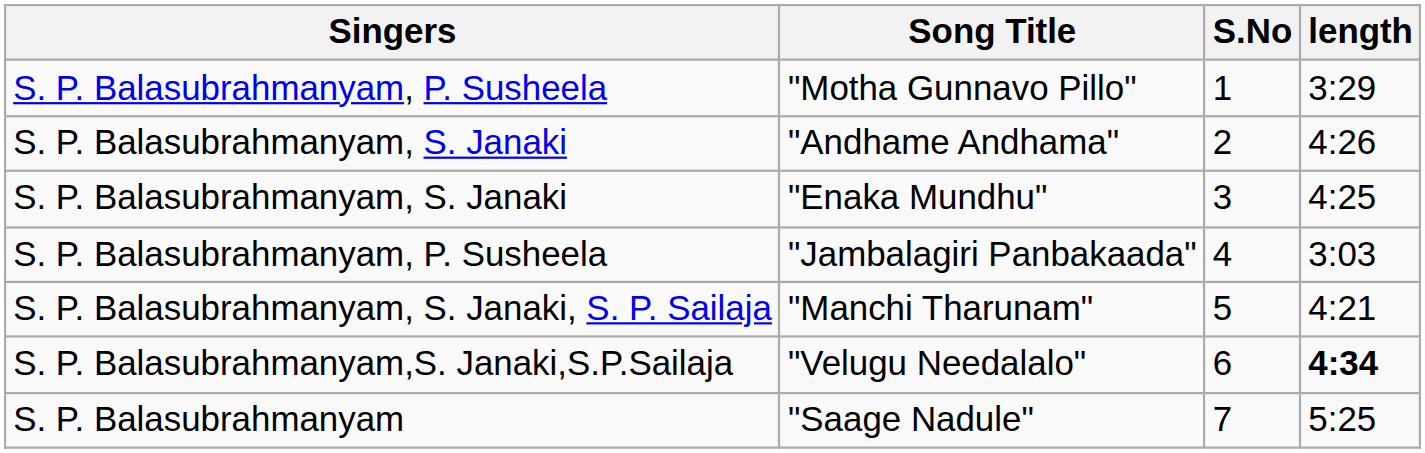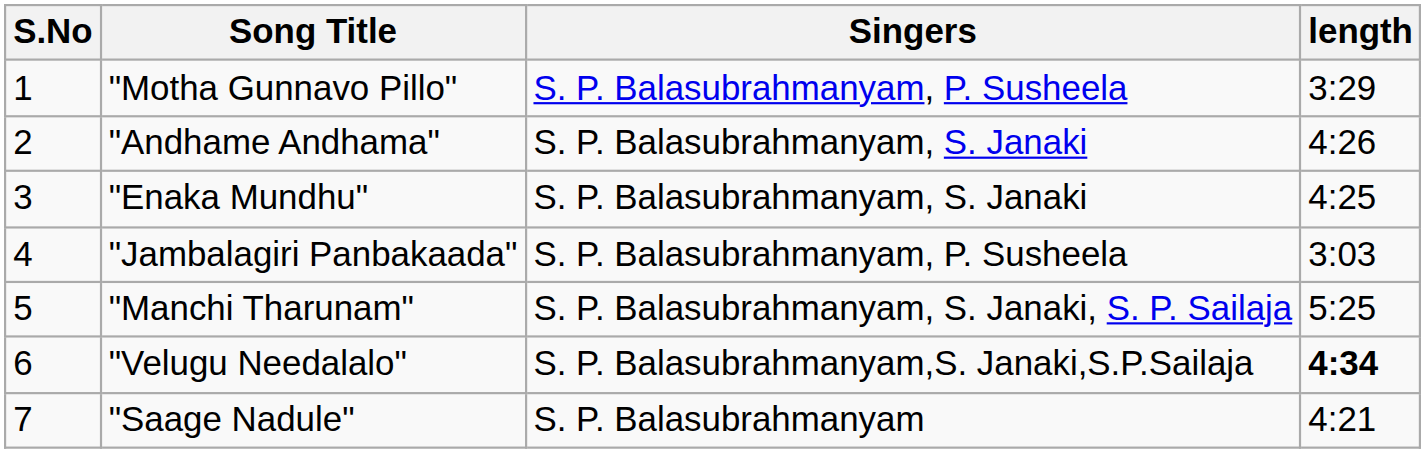columns swapped: (1252, 32) <-> (392, 32)
(1342, 308) 4:21 -> (1342, 308) 5:25
(1342, 419) 5:25 -> (1342, 419) 4:21
